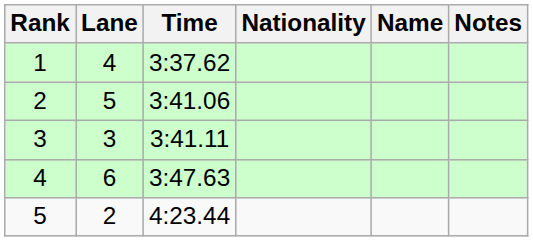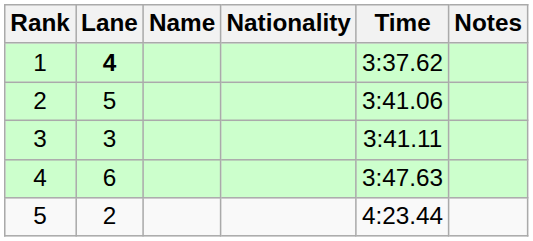columns swapped: (410, 23) <-> (190, 23)
(109, 62) normal -> (109, 62) bold
